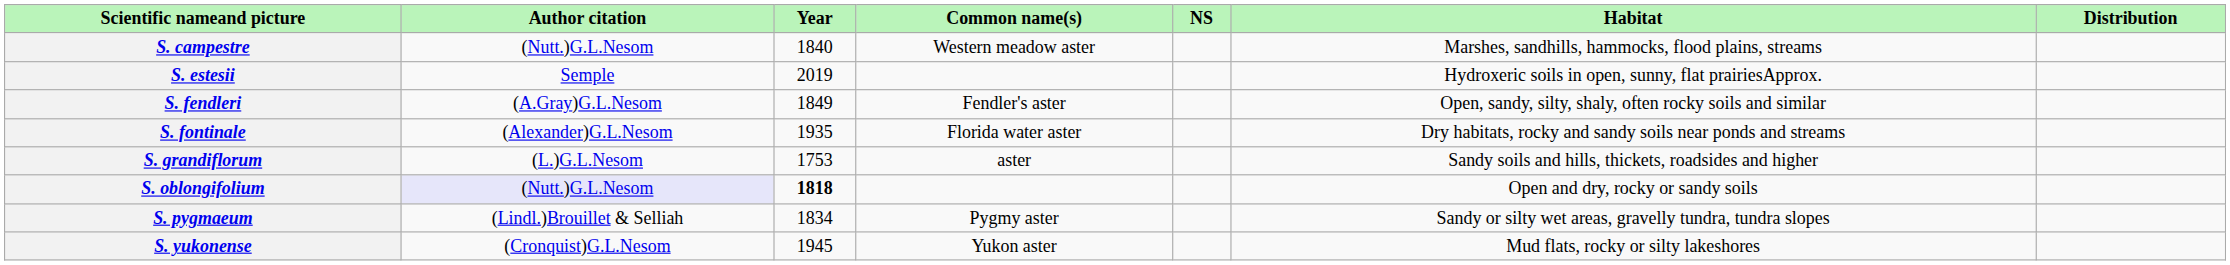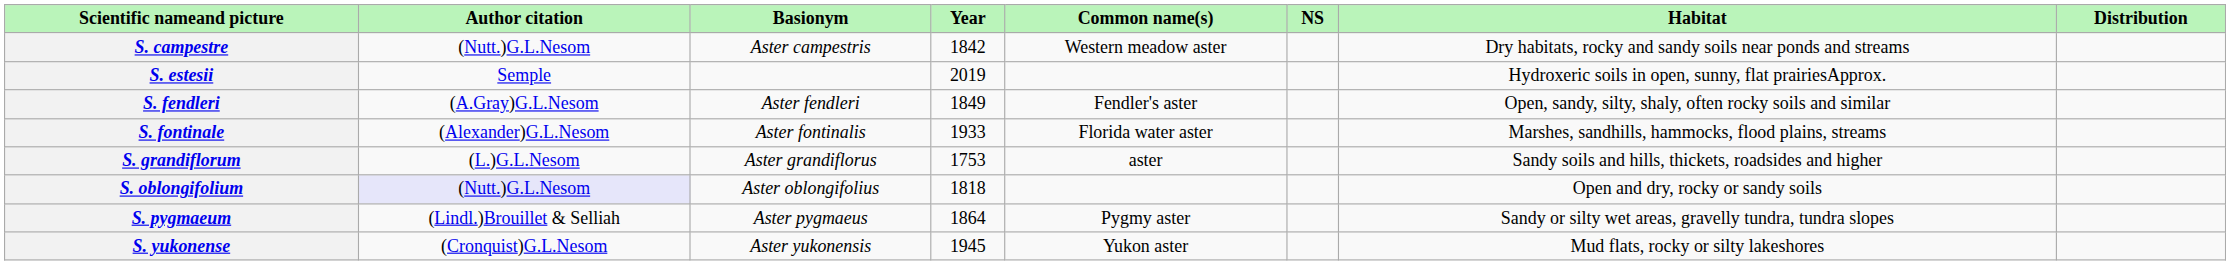+ column: (811, 18)
(815, 47) 1840 -> (968, 47) 1842
(1633, 47) Marshes, sandhills, hammocks, flood plains, streams -> (1697, 47) Dry habitats, rocky and sandy soils near ponds and streams
(815, 132) 1935 -> (968, 132) 1933
(1633, 132) Dry habitats, rocky and sandy soils near ponds and streams -> (1697, 132) Marshes, sandhills, hammocks, flood plains, streams
(815, 189) bold -> (968, 189) normal
(815, 217) 1834 -> (968, 217) 1864
